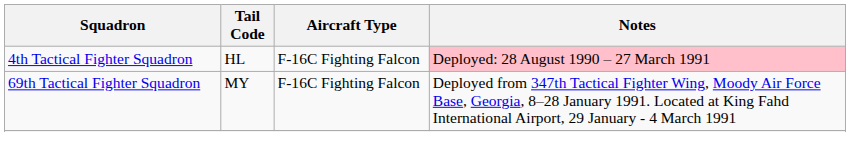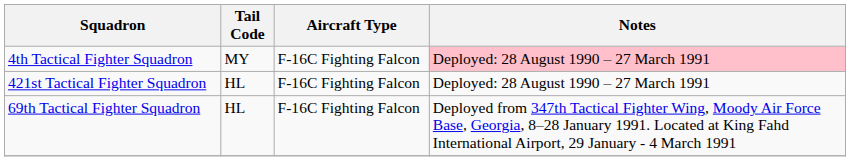(235, 58) HL -> (237, 58) MY
+ row: (107, 83)
(237, 83) MY -> (235, 108) HL
